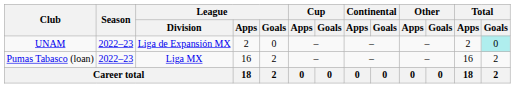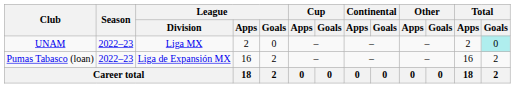(184, 43) Liga de Expansión MX -> (184, 43) Liga MX
(184, 59) Liga MX -> (184, 59) Liga de Expansión MX
